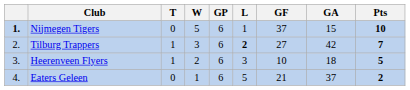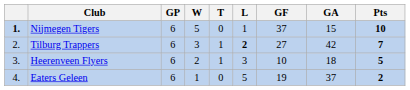columns swapped: (221, 12) <-> (173, 12)
(281, 77) 21 -> (281, 77) 19
